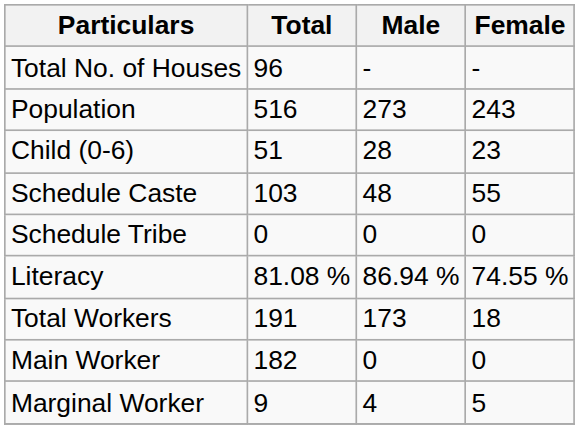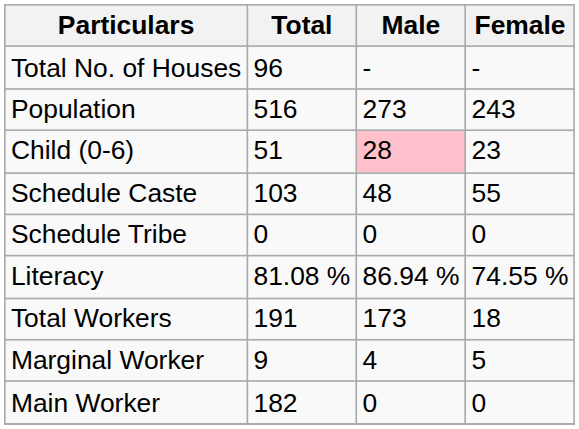(377, 151) no background -> (377, 151) pink background
rows swapped: (85, 360) <-> (107, 402)
